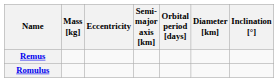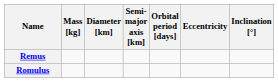columns swapped: (210, 27) <-> (109, 27)
